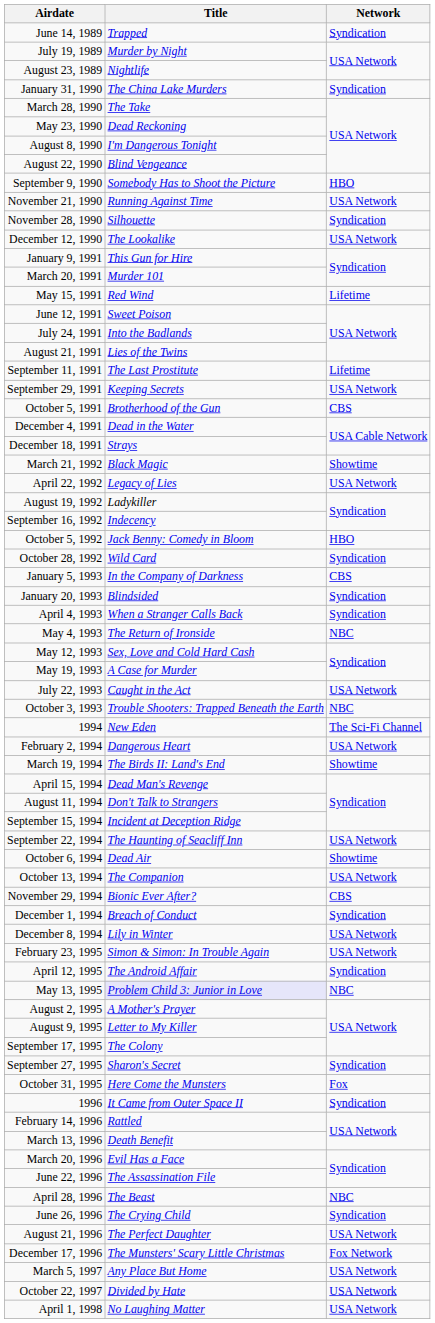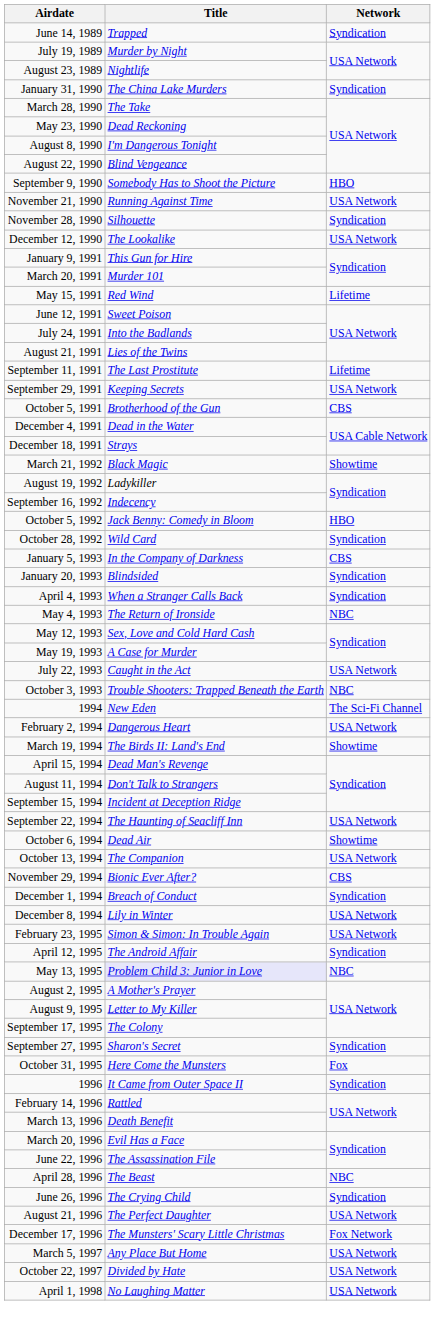- row: (67, 483)
